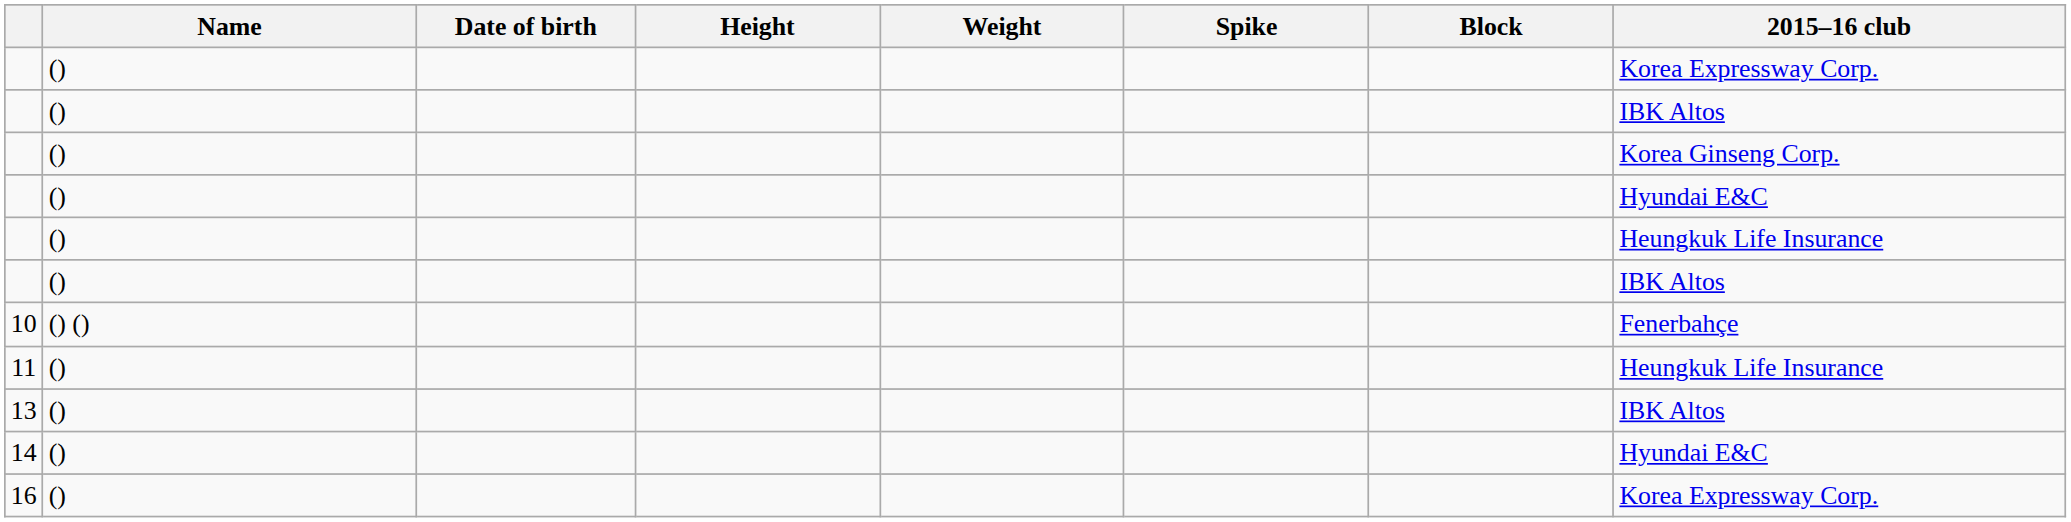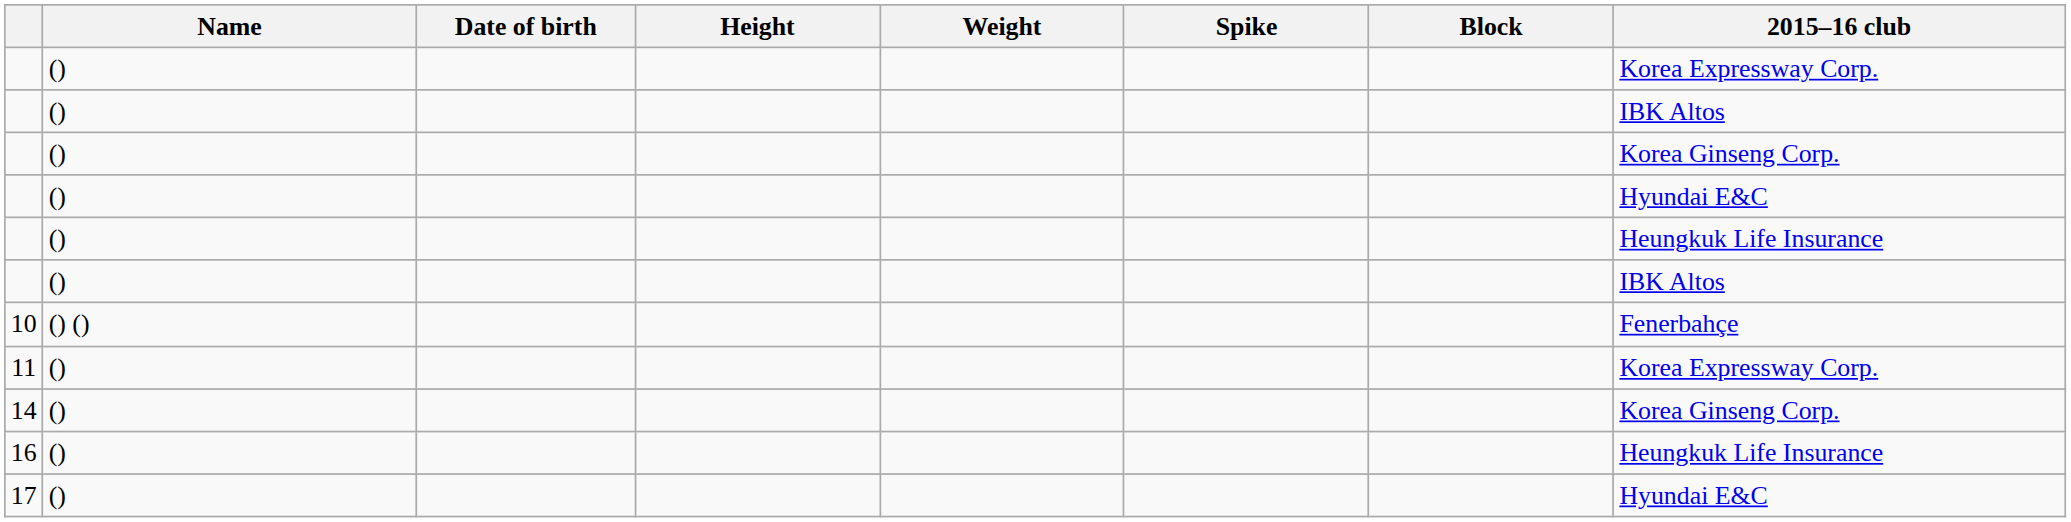(1751, 366) Heungkuk Life Insurance -> (1749, 366) Korea Expressway Corp.
- row: (24, 409)
(1694, 452) Hyundai E&C -> (1729, 409) Korea Ginseng Corp.
(1749, 494) Korea Expressway Corp. -> (1751, 452) Heungkuk Life Insurance
+ row: (24, 494)
